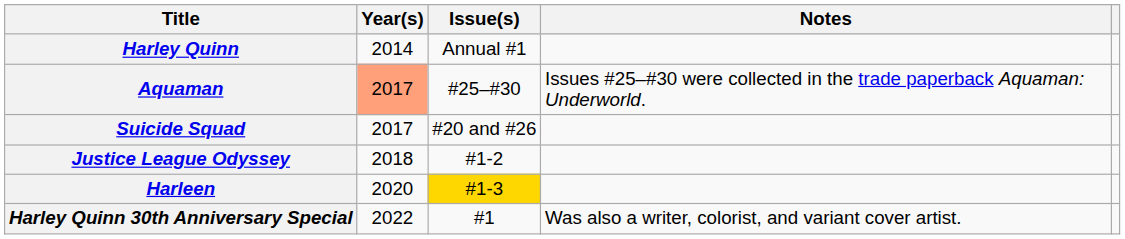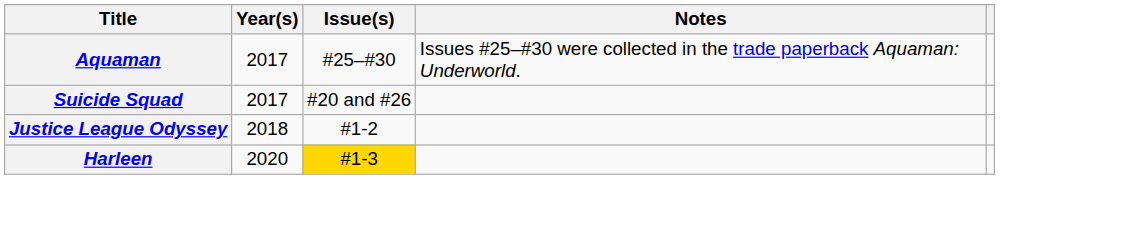- row: (181, 49)
(392, 89) lightsalmon background -> (267, 59) no background
- row: (181, 218)
